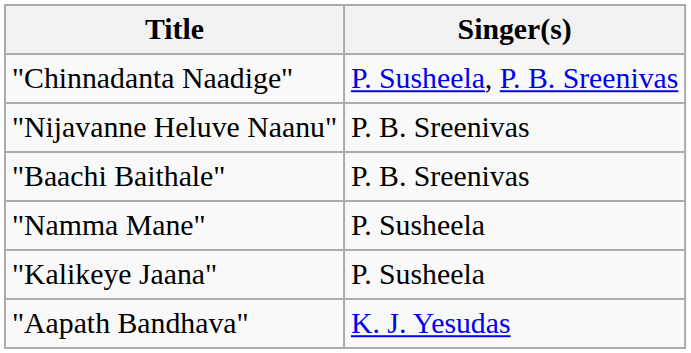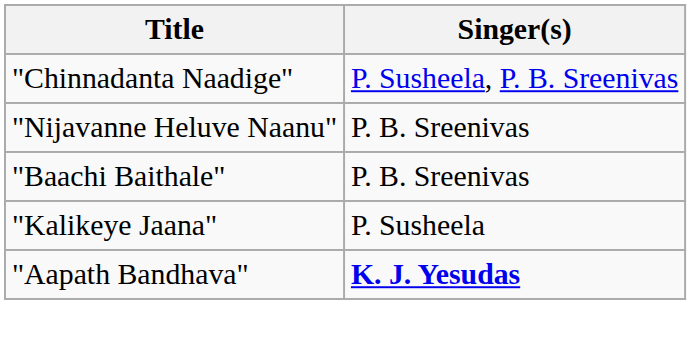- row: (109, 225)
(431, 323) normal -> (436, 274) bold
